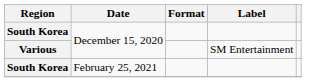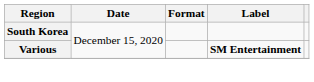(252, 49) normal -> (255, 49) bold
- row: (38, 67)
